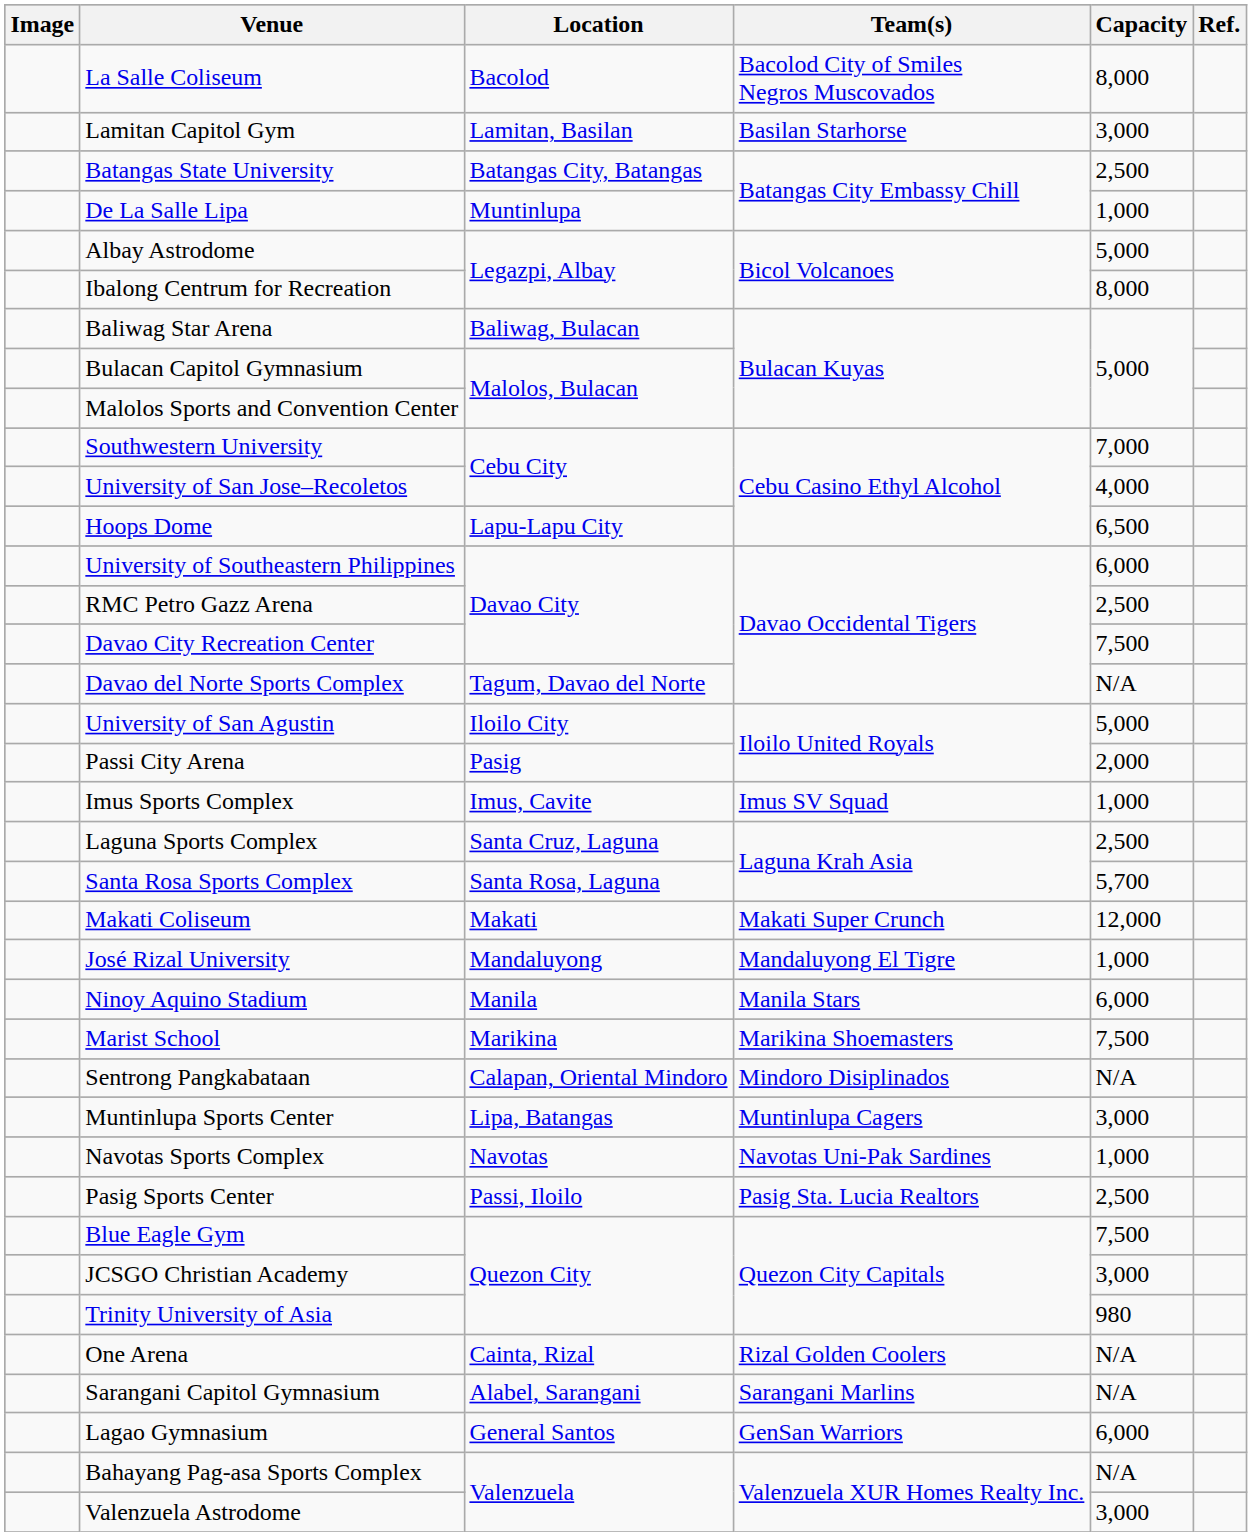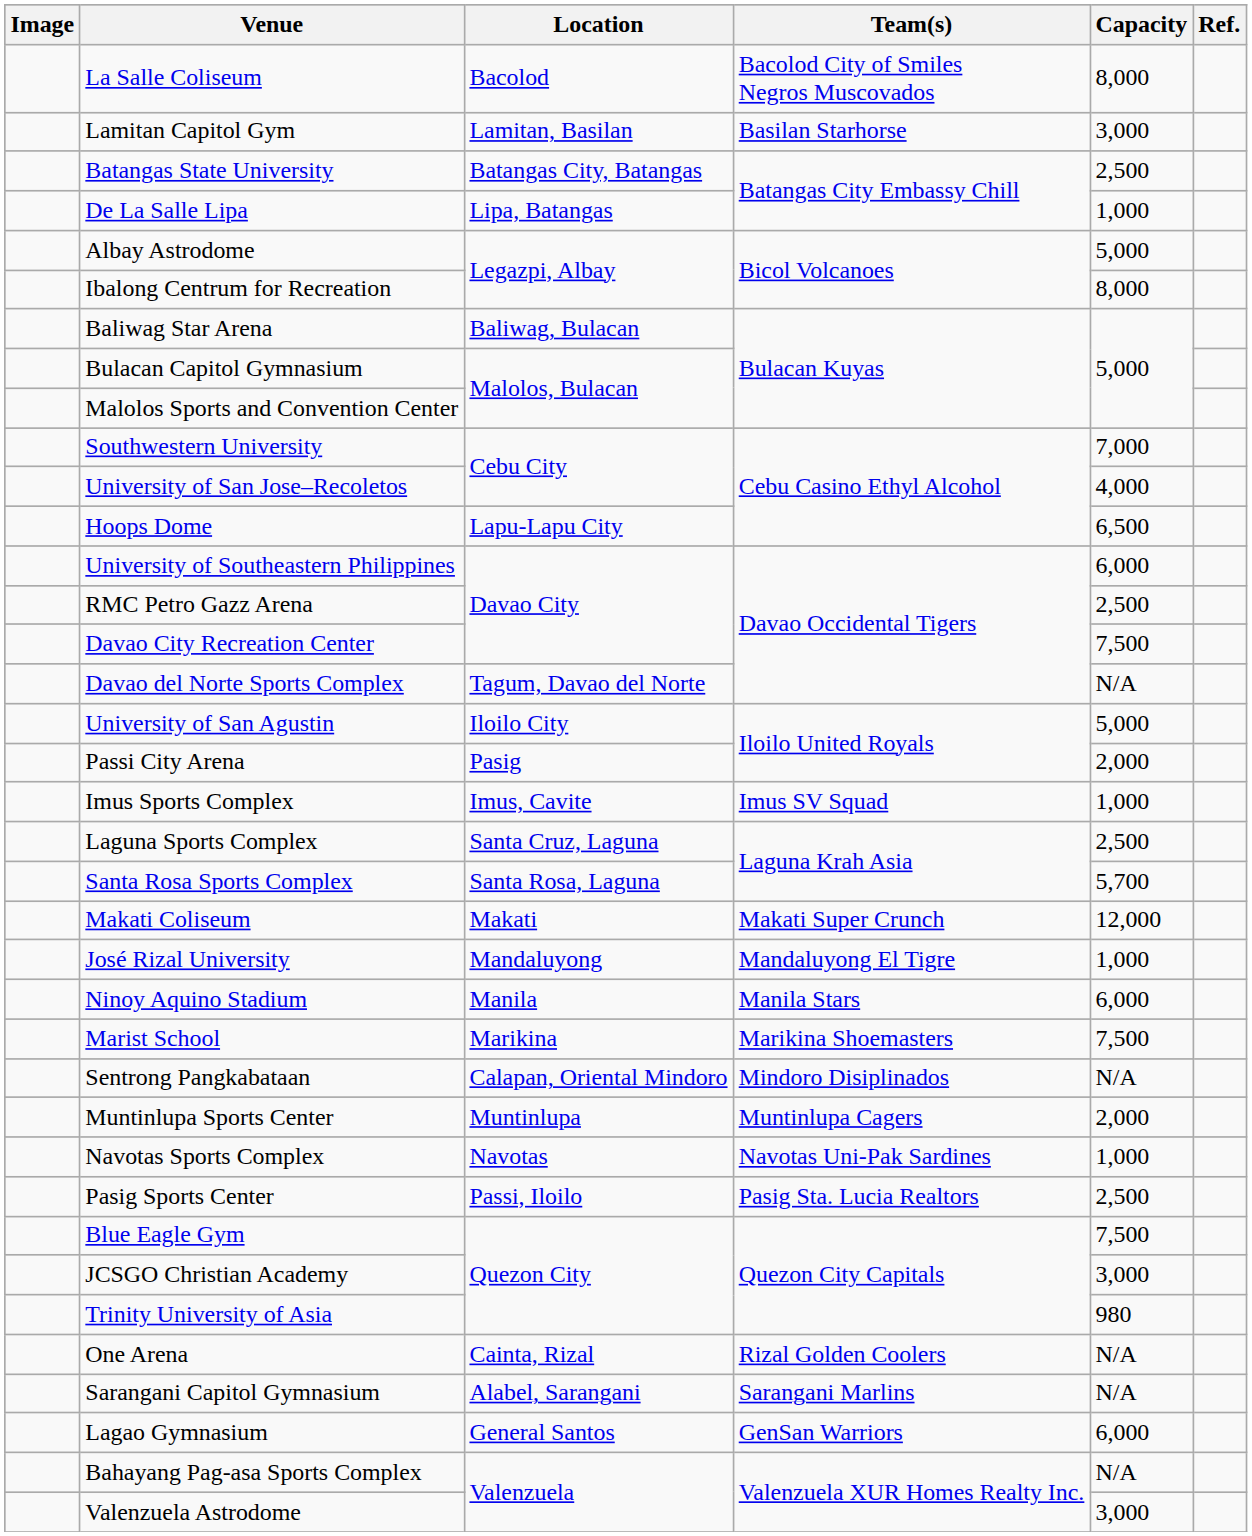(525, 210) Muntinlupa -> (541, 210) Lipa, Batangas
(541, 1117) Lipa, Batangas -> (525, 1117) Muntinlupa
(1122, 1117) 3,000 -> (1122, 1117) 2,000
